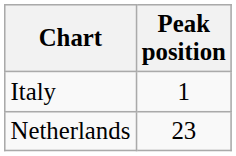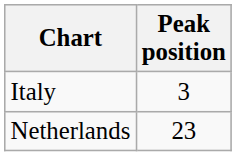(184, 91) 1 -> (184, 91) 3
